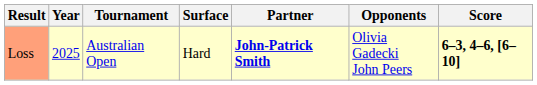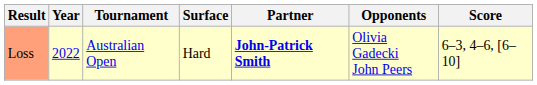(66, 53) 2025 -> (66, 53) 2022
(479, 53) bold -> (479, 53) normal
